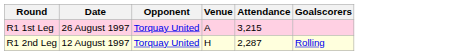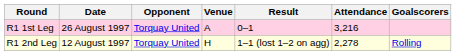+ column: (283, 12)
(249, 27) 3,215 -> (346, 27) 3,216
(249, 43) 2,287 -> (346, 43) 2,278
